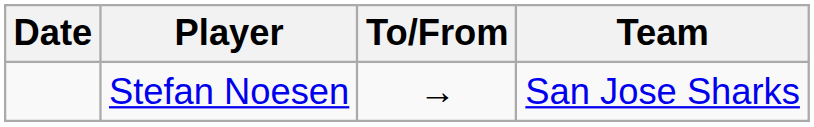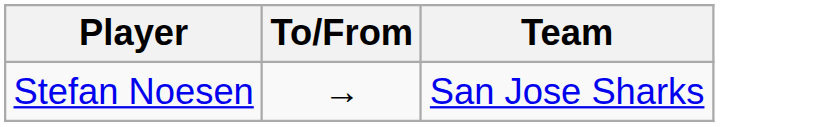- column: (53, 33)
